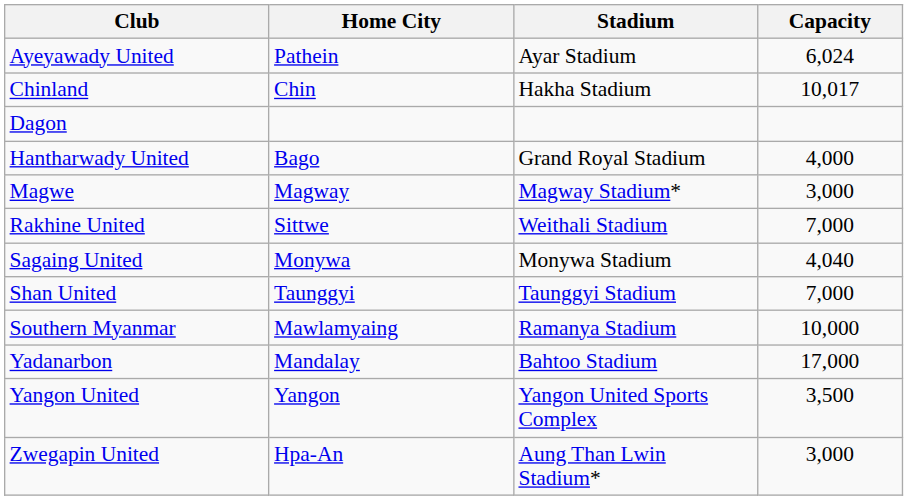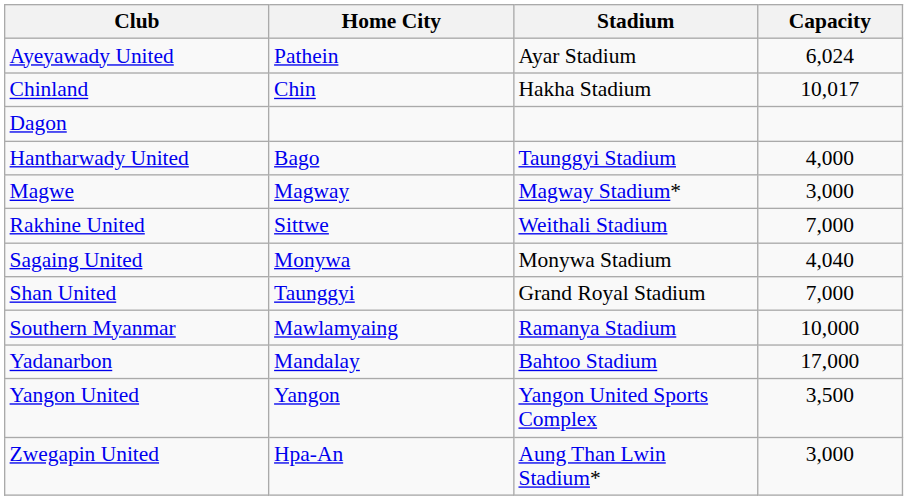(612, 157) Grand Royal Stadium -> (597, 157) Taunggyi Stadium
(597, 293) Taunggyi Stadium -> (612, 293) Grand Royal Stadium
